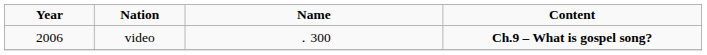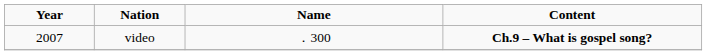(50, 37) 2006 -> (50, 37) 2007
